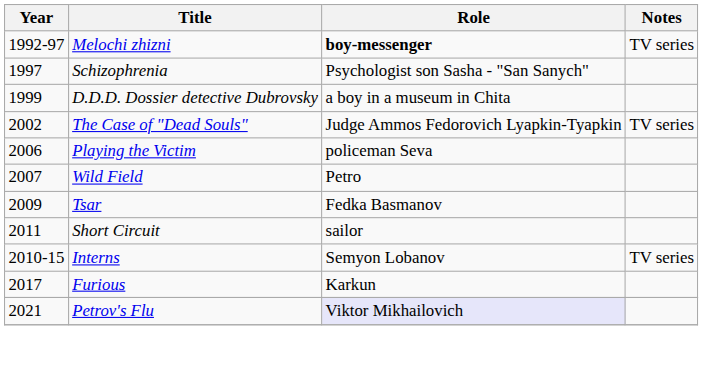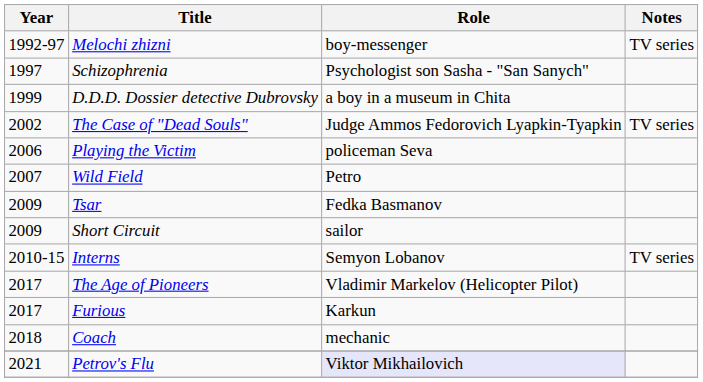(379, 44) bold -> (376, 44) normal
(25, 230) 2011 -> (25, 230) 2009
+ row: (140, 284)
+ row: (94, 337)
